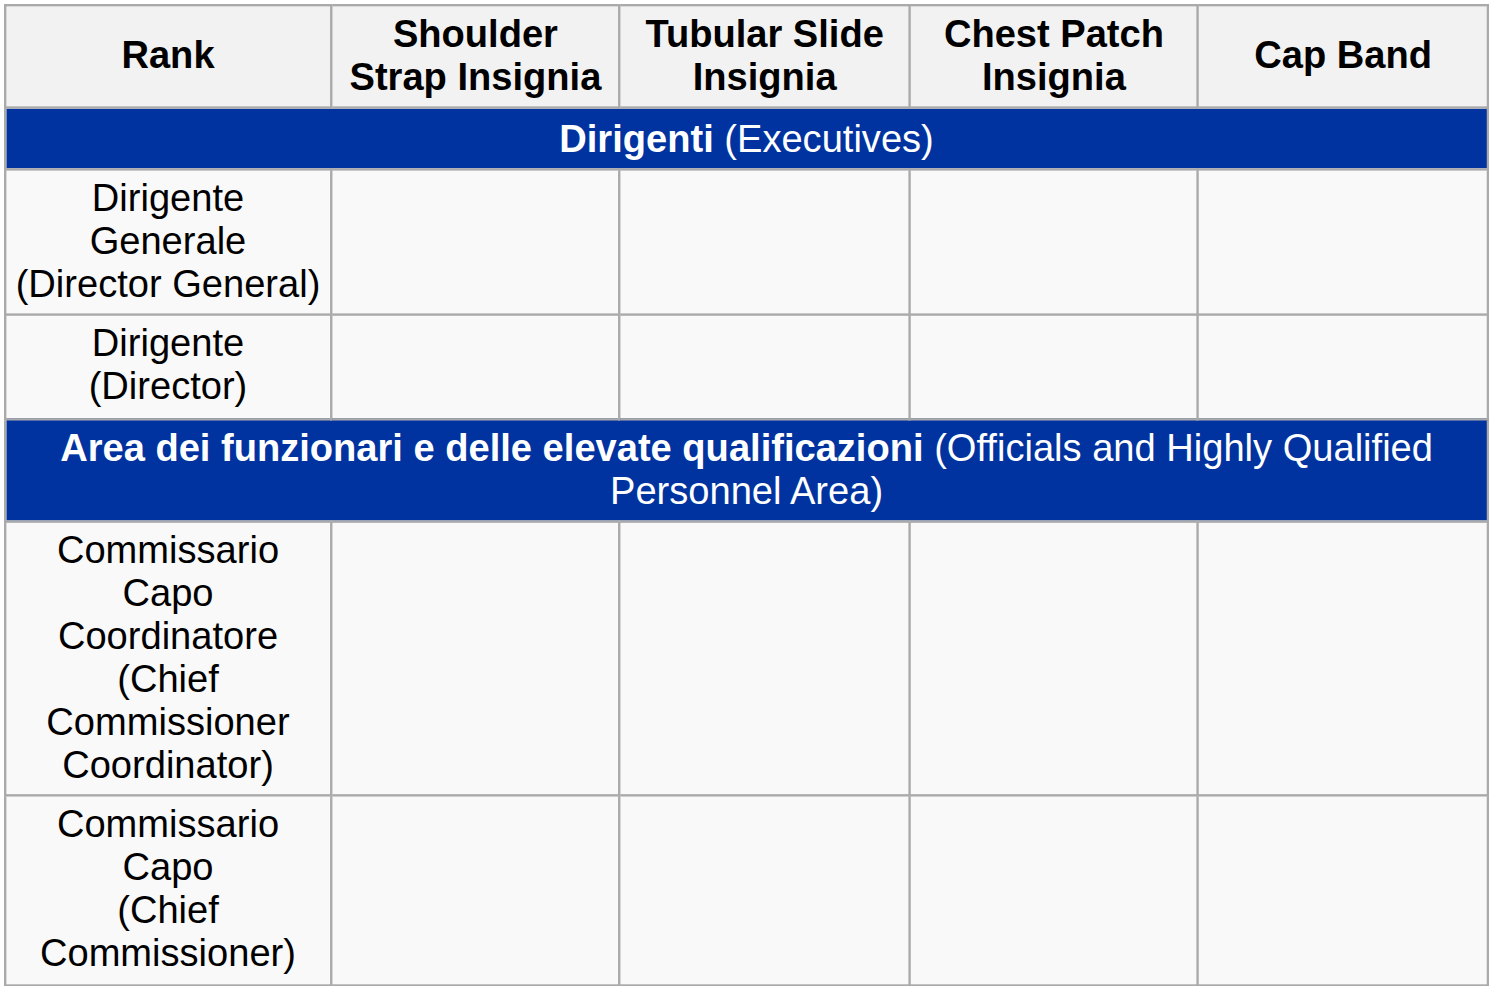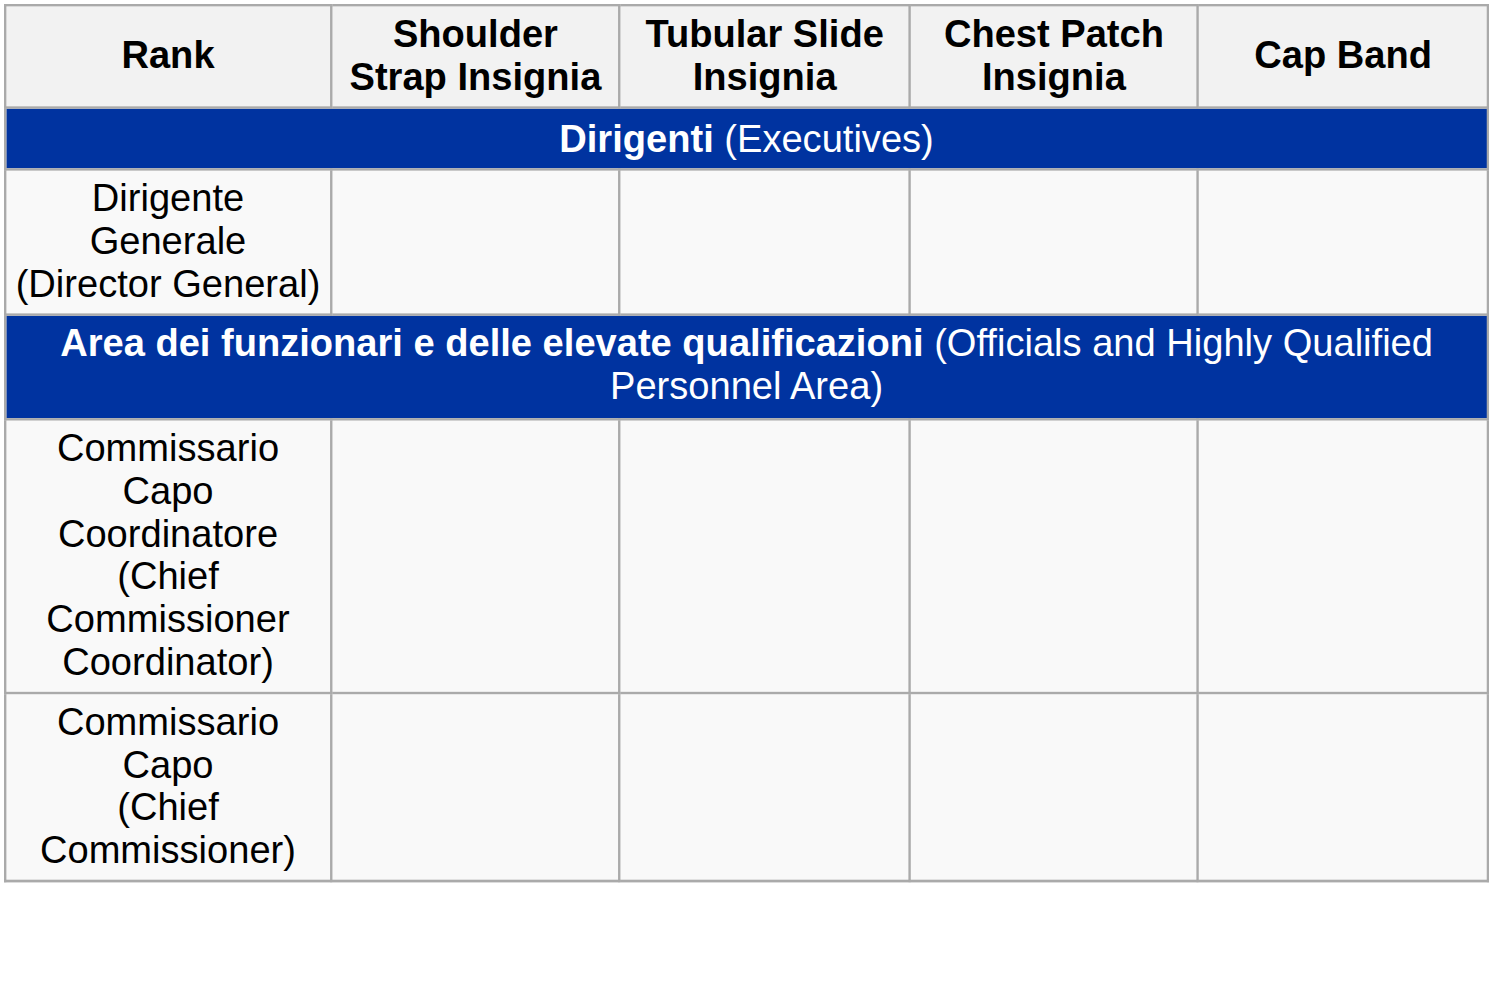- row: (168, 365)
